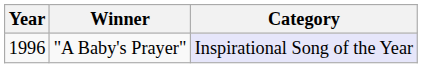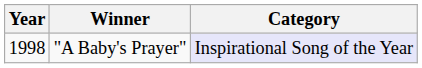(27, 47) 1996 -> (27, 47) 1998
